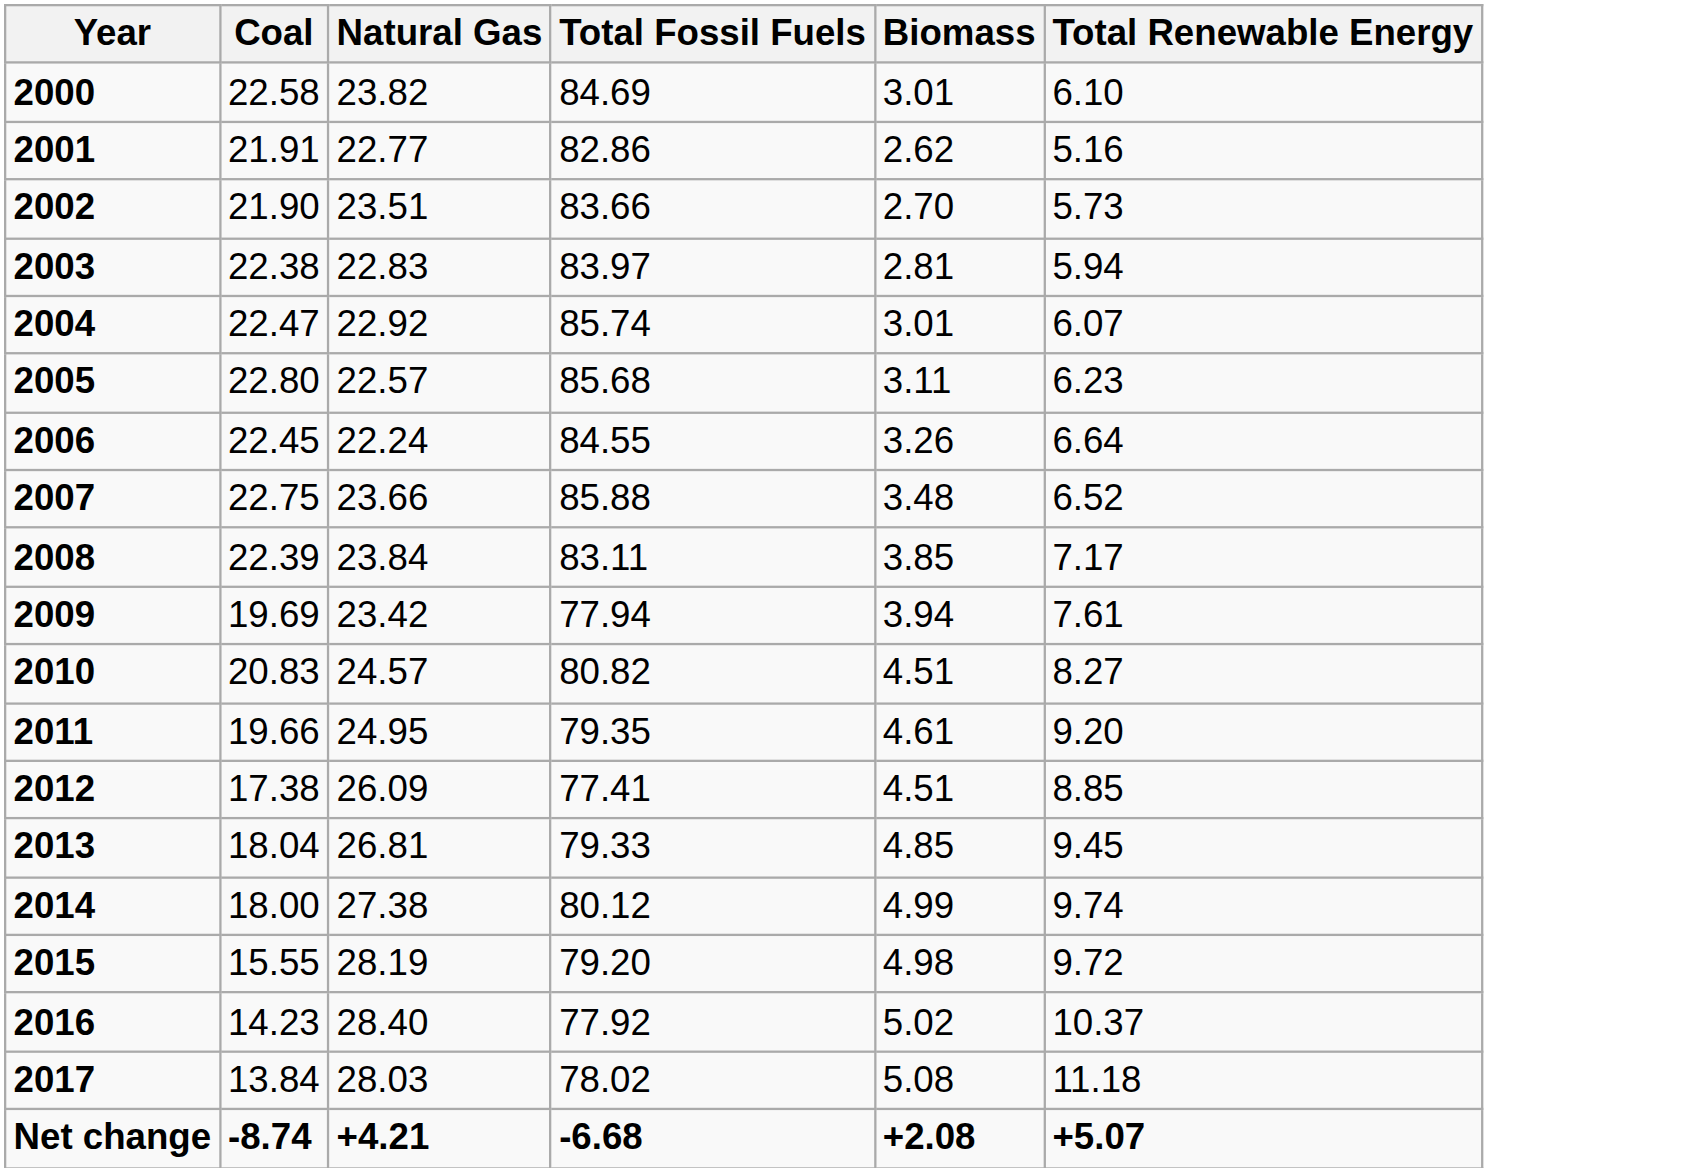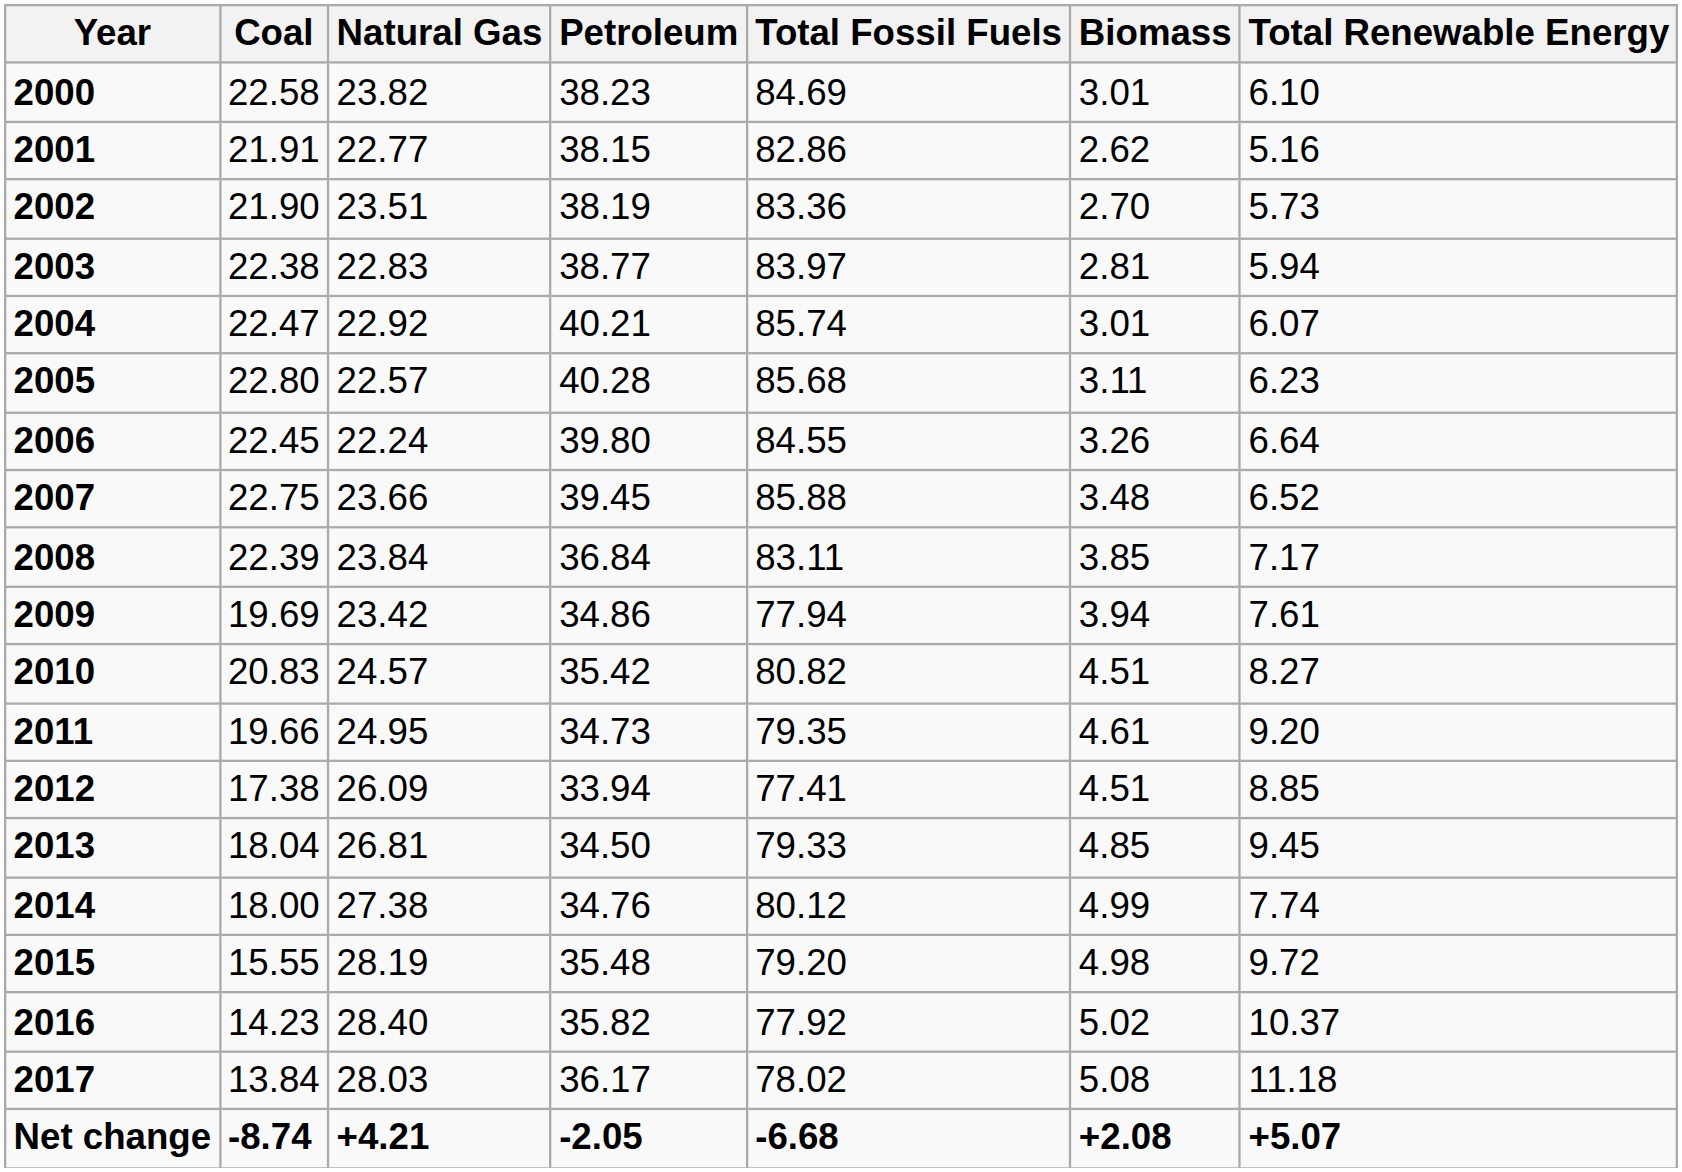+ column: (649, 33)
(605, 207) 83.66 -> (801, 207) 83.36
(1088, 905) 9.74 -> (1284, 905) 7.74
